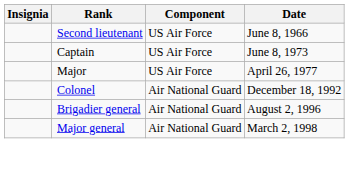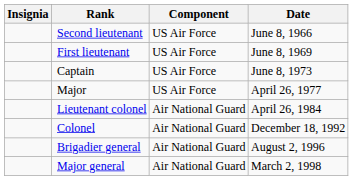+ row: (92, 52)
+ row: (100, 109)
